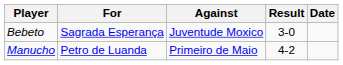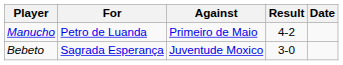rows swapped: (31, 50) <-> (26, 32)
